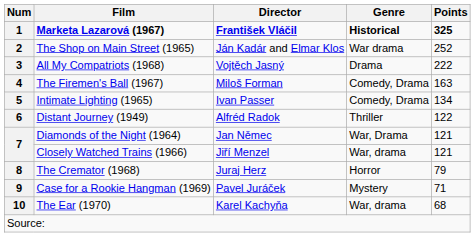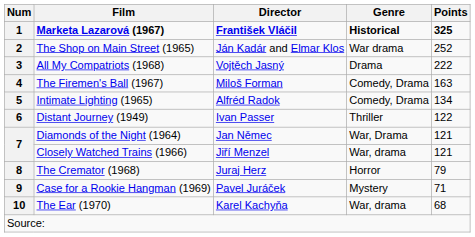(245, 100) Ivan Passer -> (248, 100) Alfréd Radok
(248, 118) Alfréd Radok -> (245, 118) Ivan Passer
